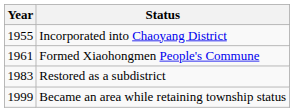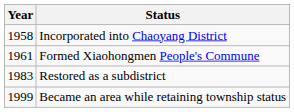(20, 35) 1955 -> (20, 35) 1958
